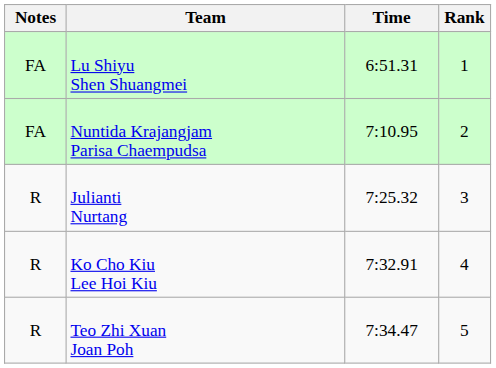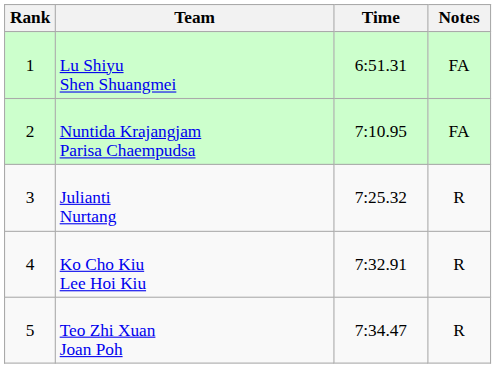columns swapped: (464, 18) <-> (36, 18)
